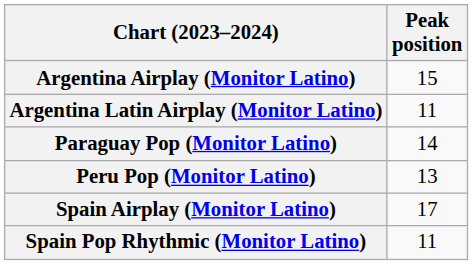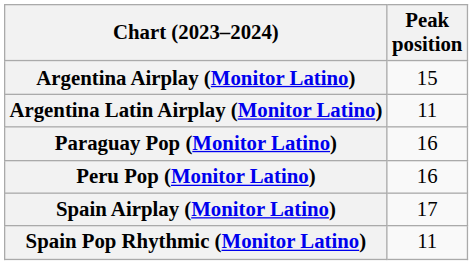(427, 143) 14 -> (427, 143) 16
(427, 176) 13 -> (427, 176) 16
